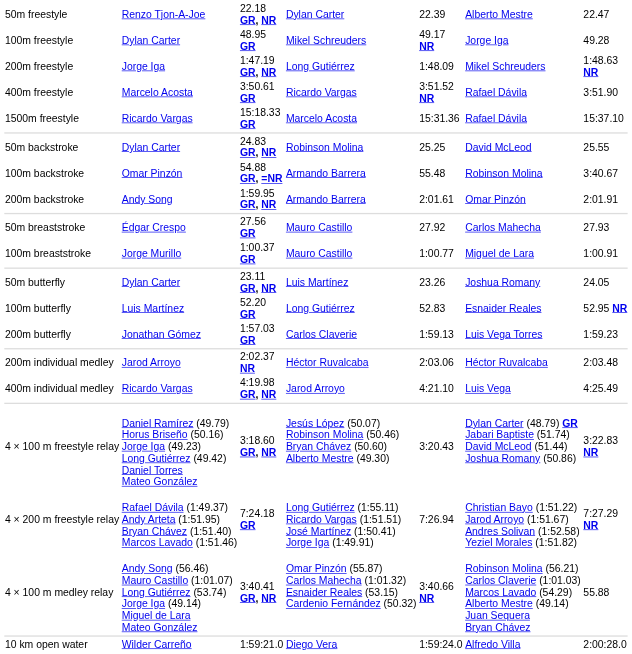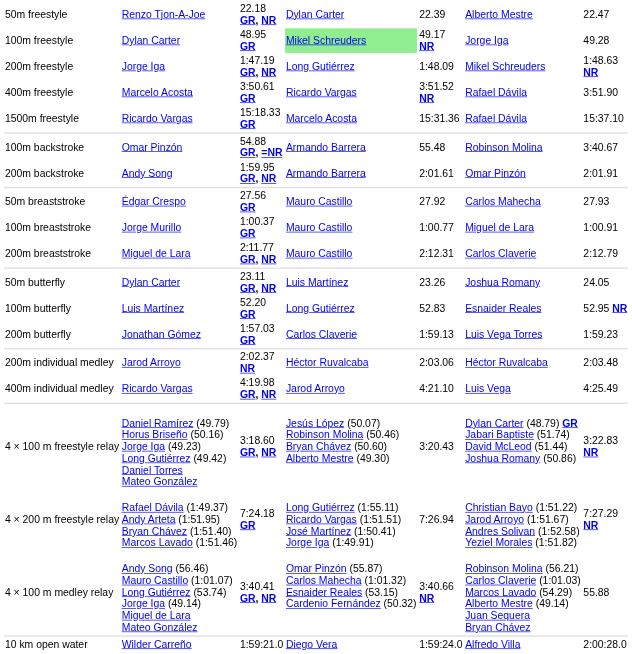(326, 40) no background -> (326, 40) lightgreen background
- row: (42, 147)
+ row: (48, 254)
